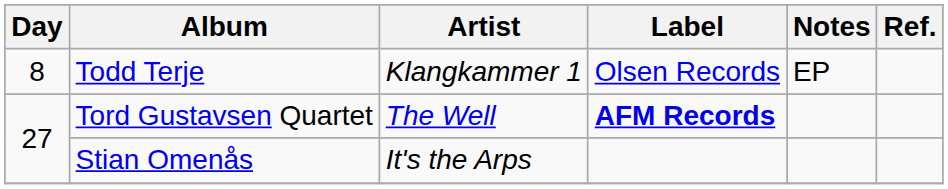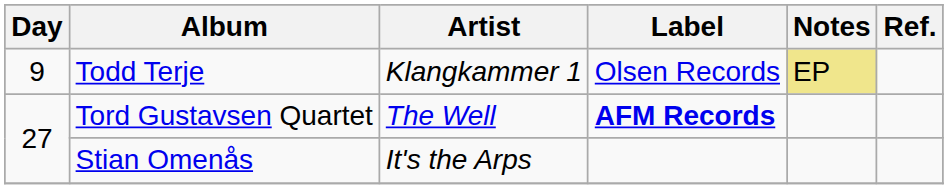(37, 71) 8 -> (37, 71) 9
(812, 71) no background -> (812, 71) khaki background
